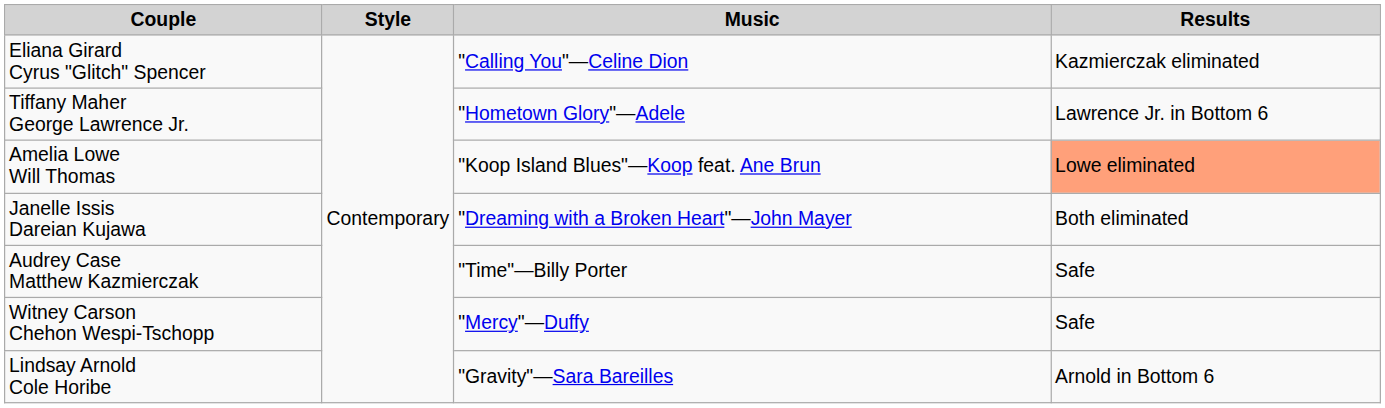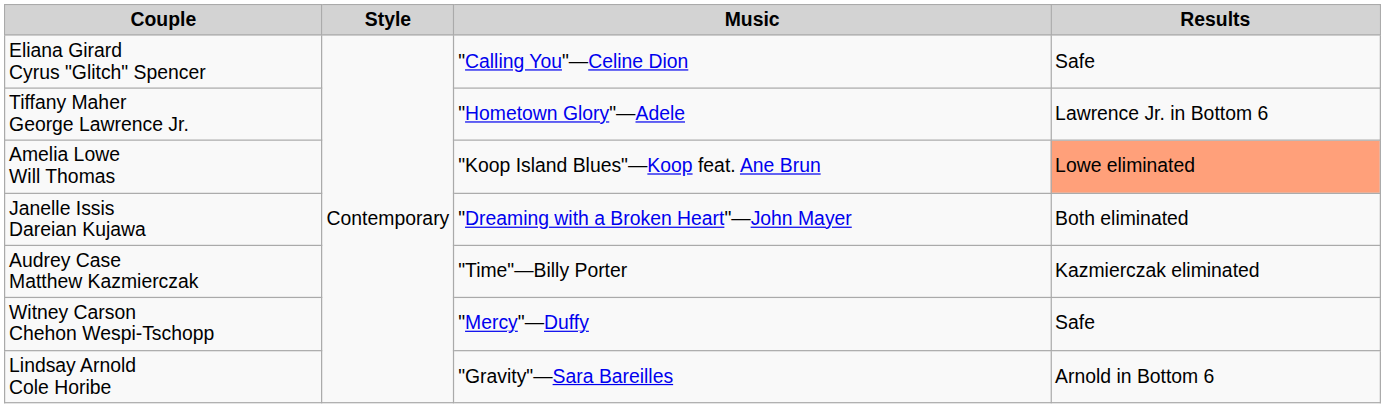(1157, 61) Kazmierczak eliminated -> (1075, 61) Safe
(1075, 271) Safe -> (1157, 271) Kazmierczak eliminated
